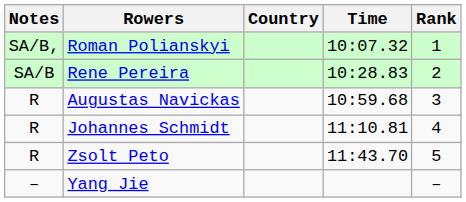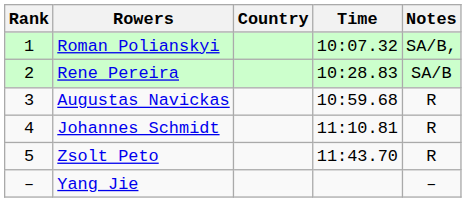columns swapped: (436, 18) <-> (34, 18)
